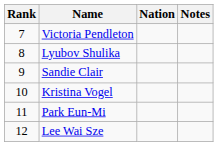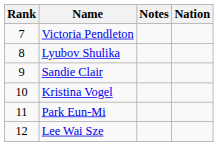columns swapped: (157, 14) <-> (195, 14)
